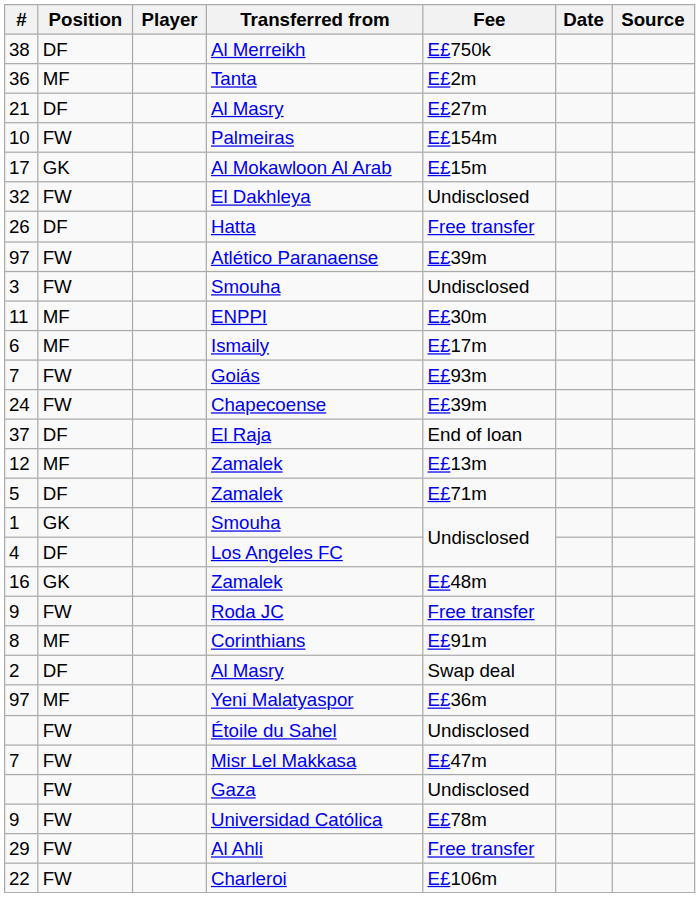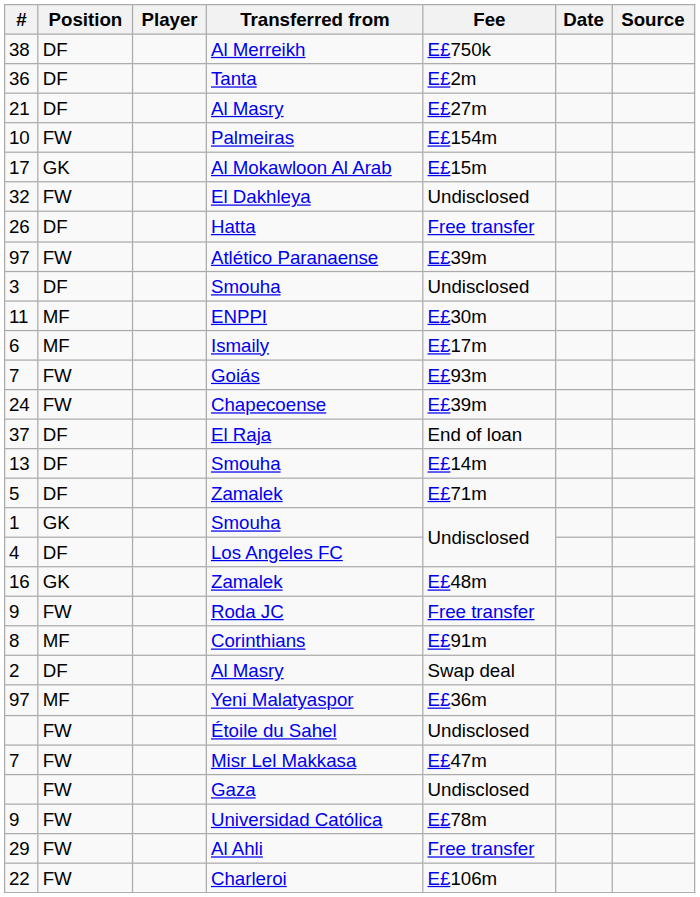(56, 79) MF -> (55, 79) DF
(57, 286) FW -> (55, 286) DF
+ row: (19, 464)
- row: (19, 464)
